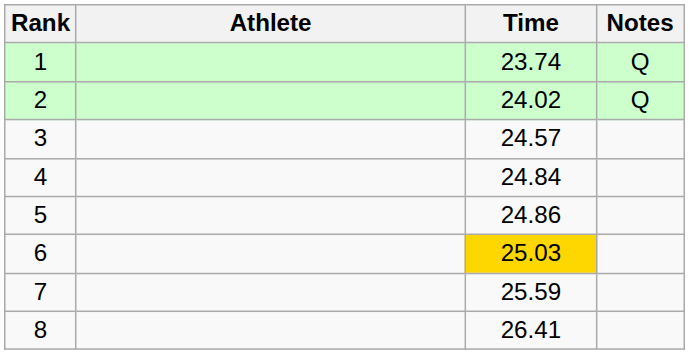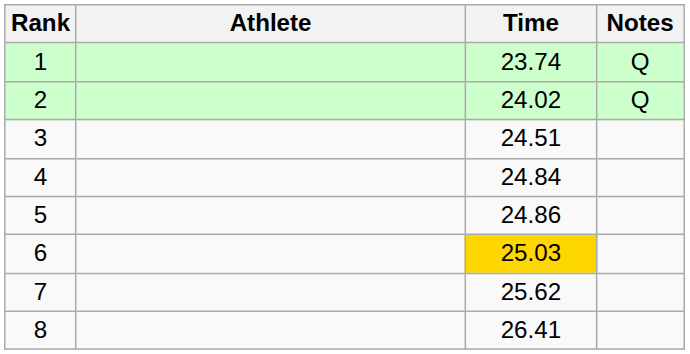(531, 138) 24.57 -> (531, 138) 24.51
(531, 291) 25.59 -> (531, 291) 25.62
